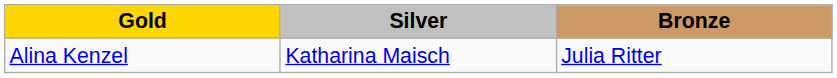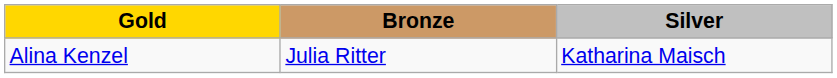columns swapped: (418, 21) <-> (694, 21)
